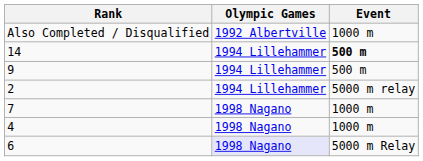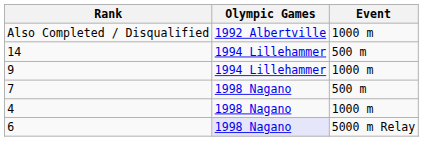(349, 52) bold -> (349, 52) normal
(349, 70) 500 m -> (353, 70) 1000 m
- row: (11, 89)
(353, 108) 1000 m -> (349, 89) 500 m
